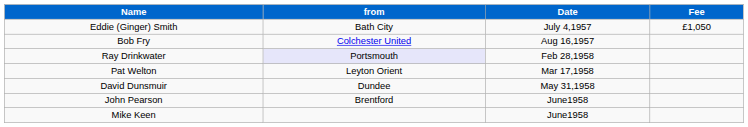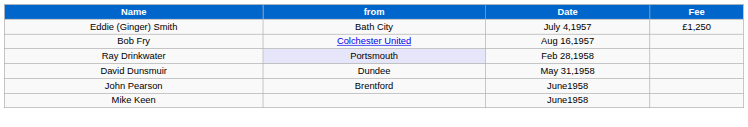(697, 27) £1,050 -> (697, 27) £1,250
- row: (134, 71)
